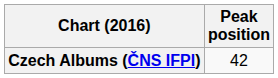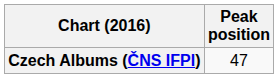(239, 60) 42 -> (239, 60) 47
